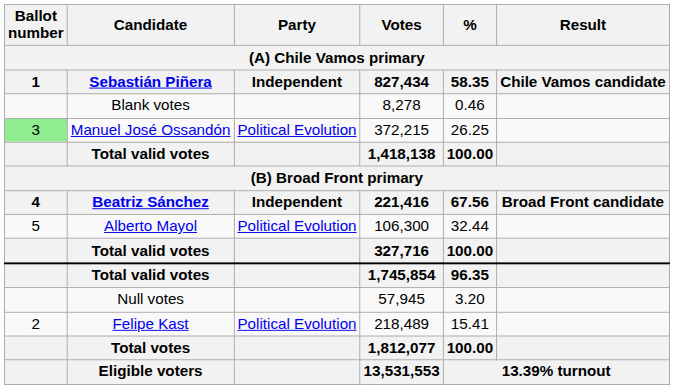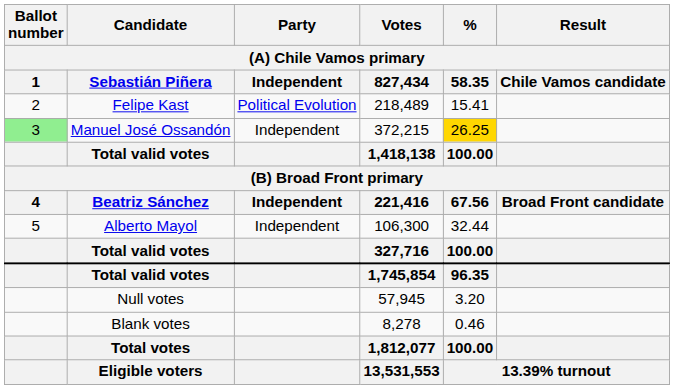rows swapped: (151, 323) <-> (151, 105)
(297, 130) Political Evolution -> (297, 130) Independent
(470, 130) no background -> (470, 130) gold background
(297, 226) Political Evolution -> (297, 226) Independent
